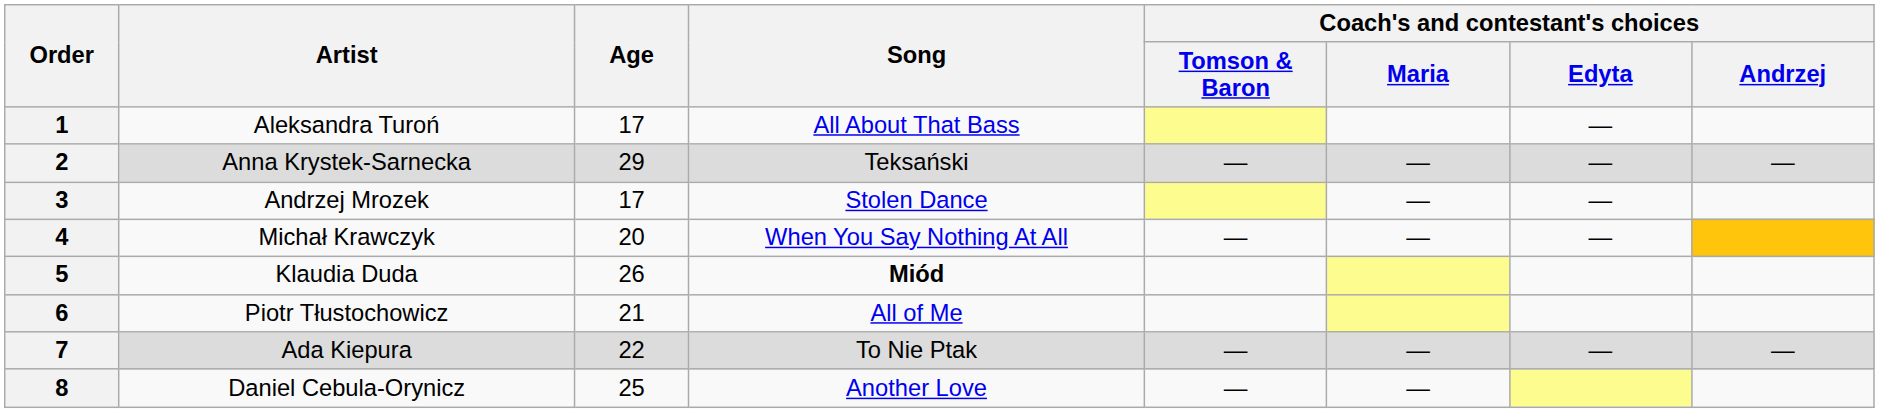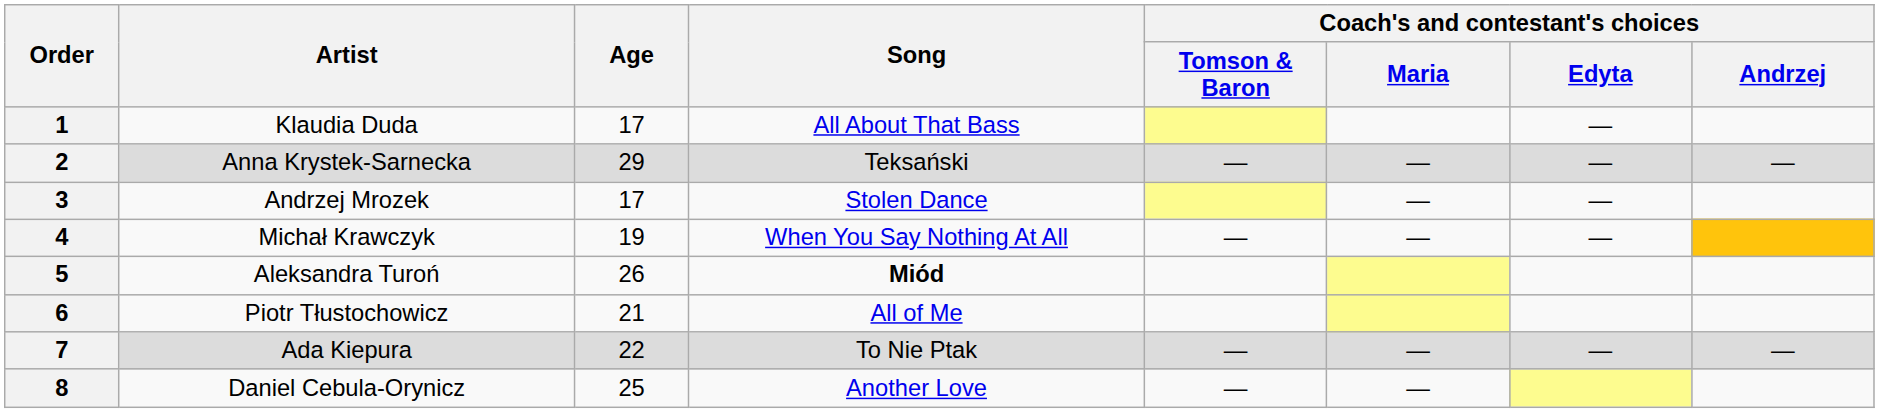(347, 125) Aleksandra Turoń -> (347, 125) Klaudia Duda
(632, 237) 20 -> (632, 237) 19
(347, 275) Klaudia Duda -> (347, 275) Aleksandra Turoń
